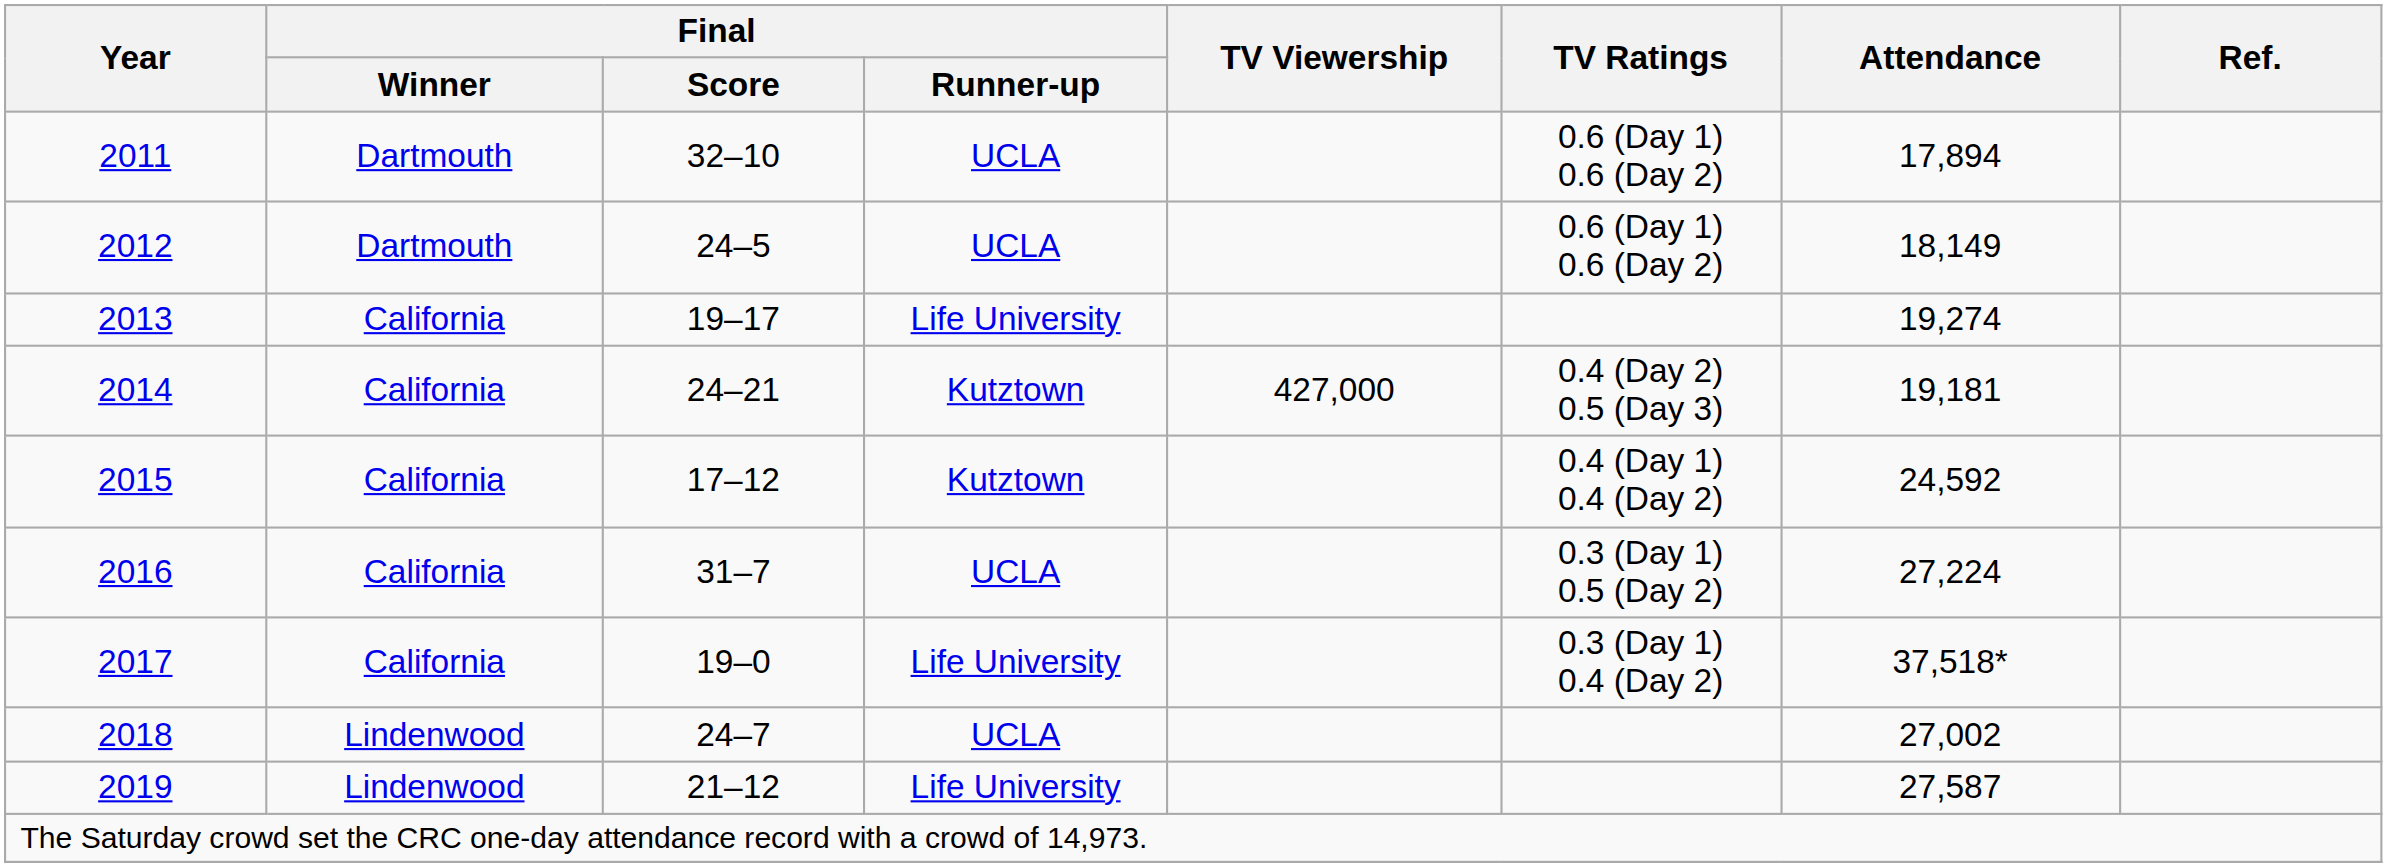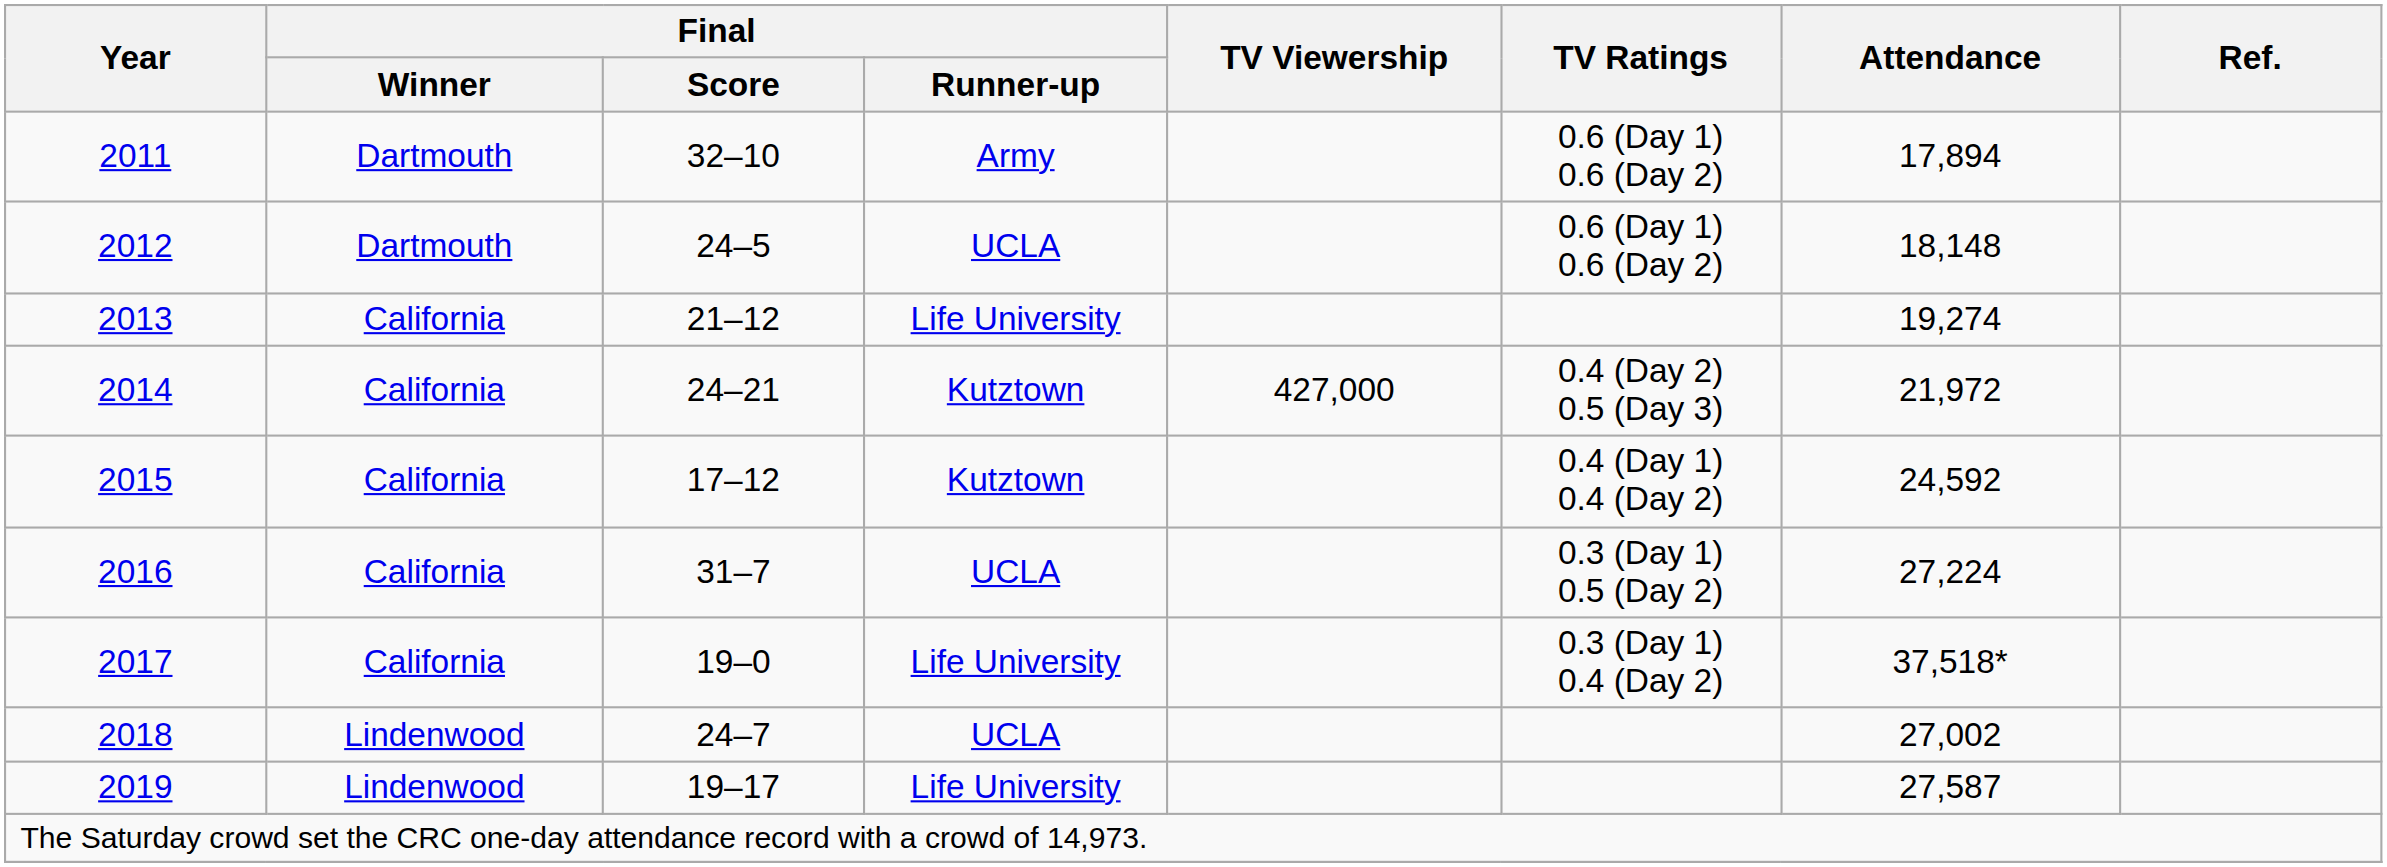(1016, 155) UCLA -> (1016, 155) Army
(1950, 246) 18,149 -> (1950, 246) 18,148
(733, 318) 19–17 -> (733, 318) 21–12
(1950, 390) 19,181 -> (1950, 390) 21,972
(733, 787) 21–12 -> (733, 787) 19–17
